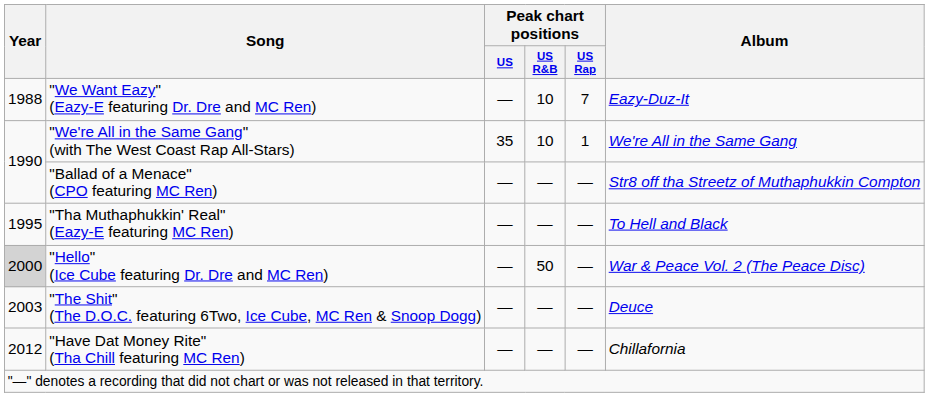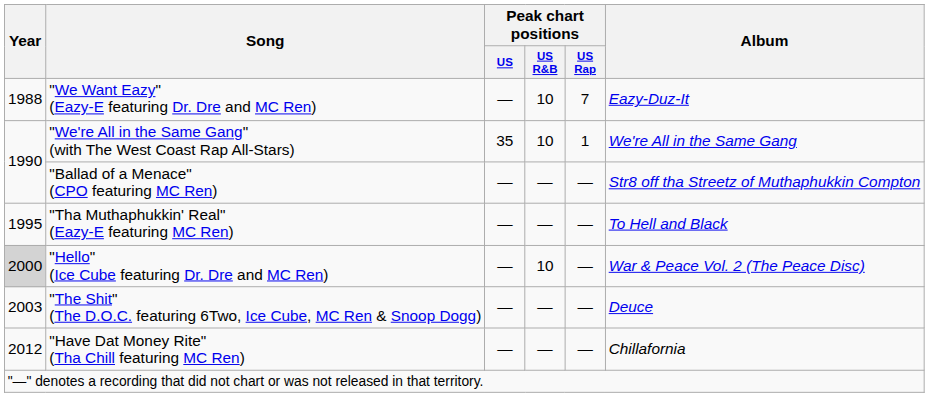(545, 265) 50 -> (545, 265) 10
